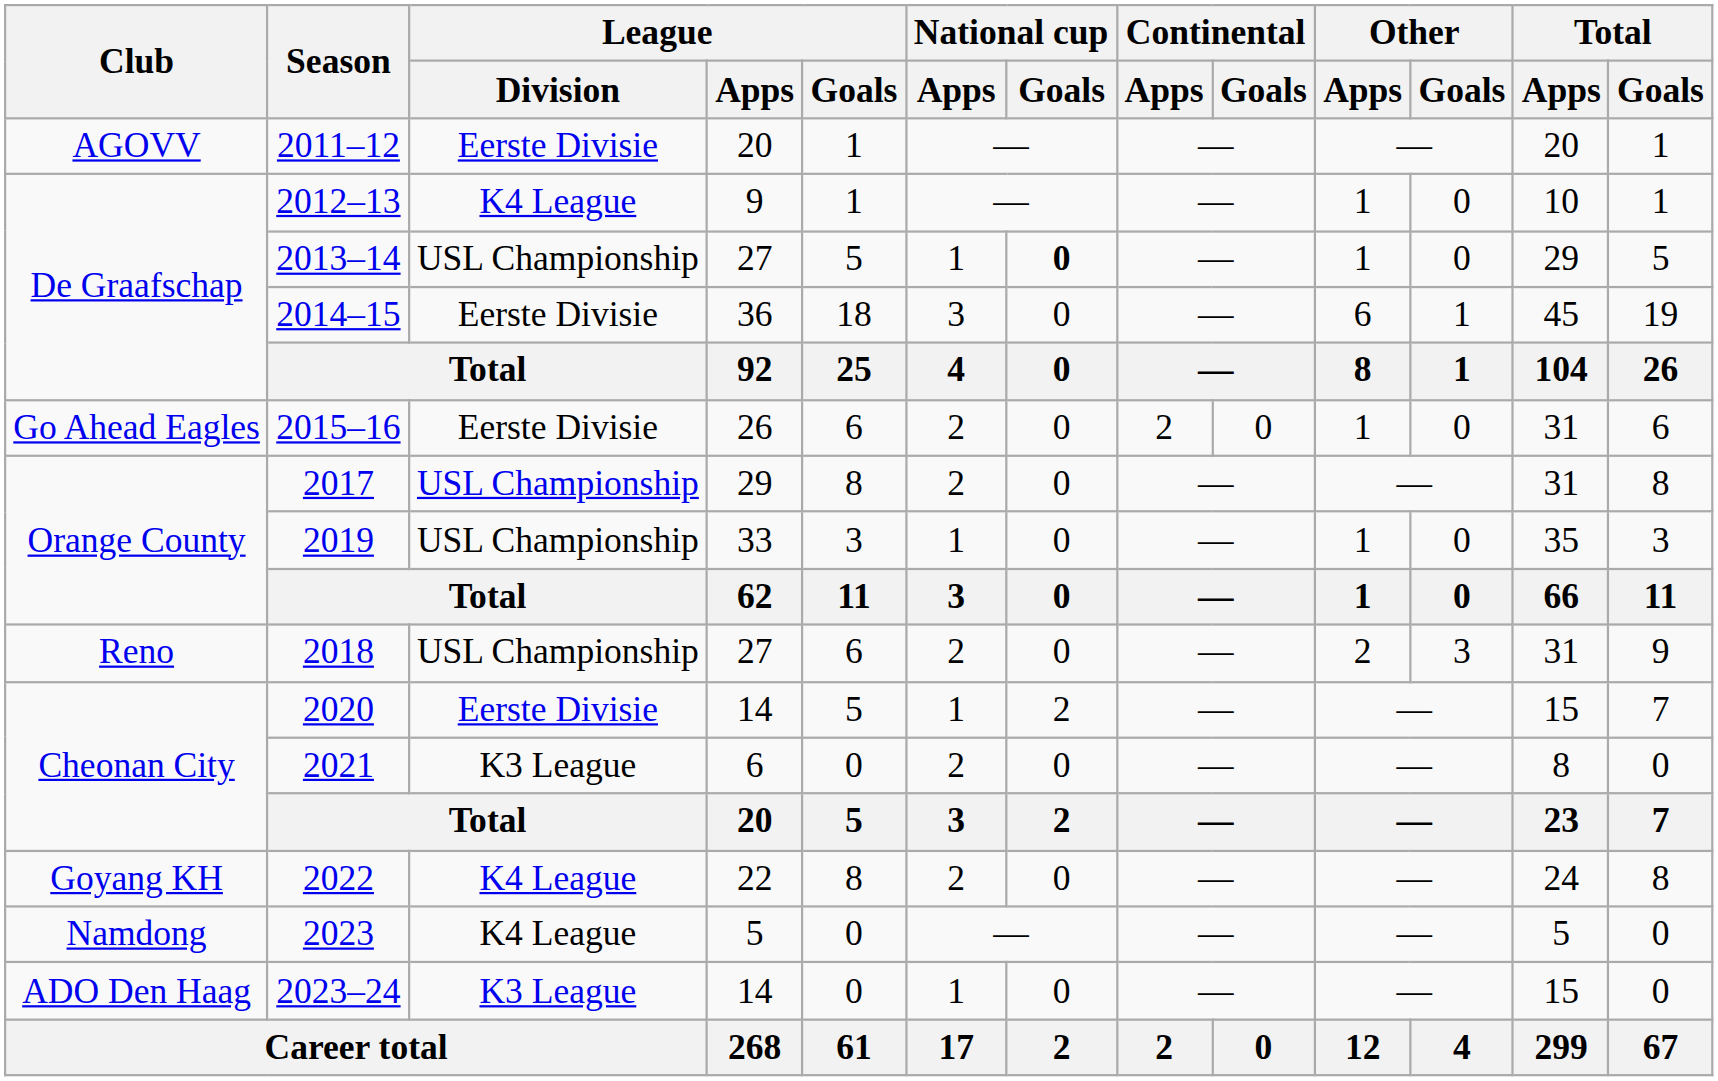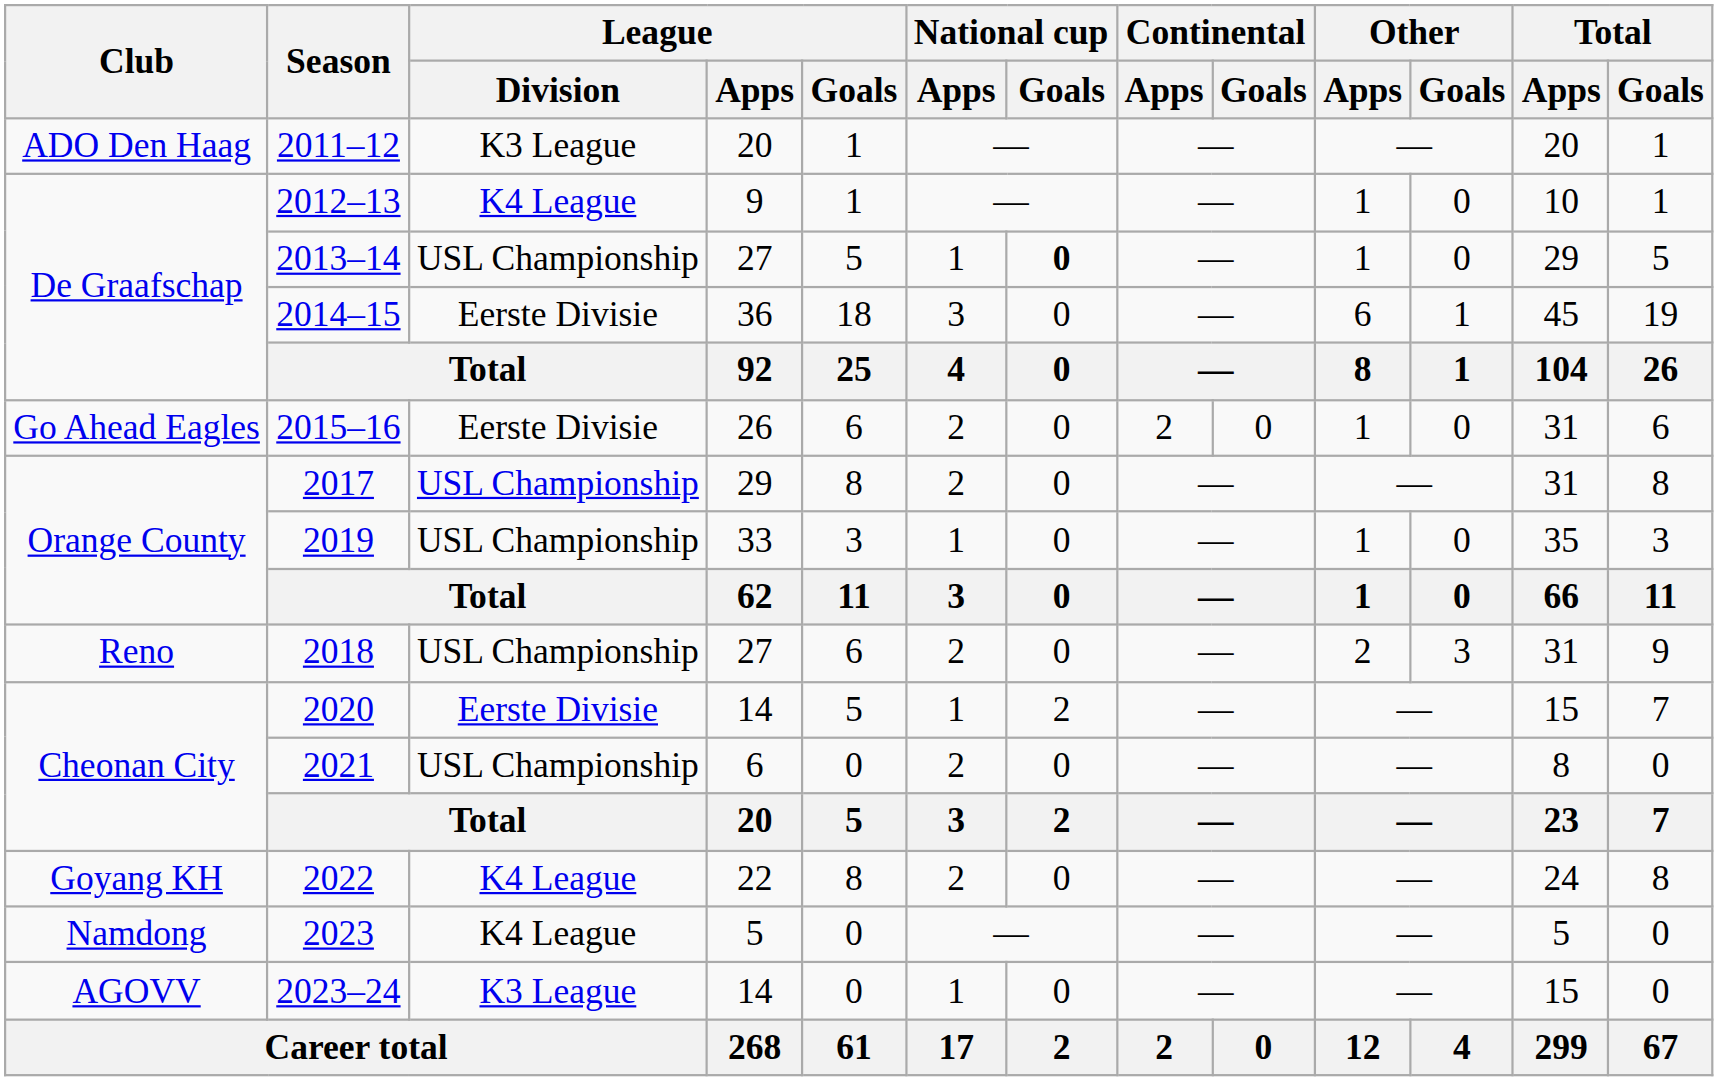(137, 145) AGOVV -> (137, 145) ADO Den Haag
(558, 145) Eerste Divisie -> (558, 145) K3 League
(558, 764) K3 League -> (558, 764) USL Championship
(137, 990) ADO Den Haag -> (137, 990) AGOVV
